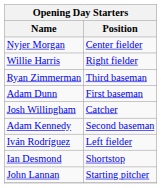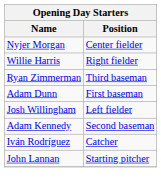(102, 110) Catcher -> (109, 110) Left fielder
(109, 142) Left fielder -> (102, 142) Catcher
- row: (34, 158)
